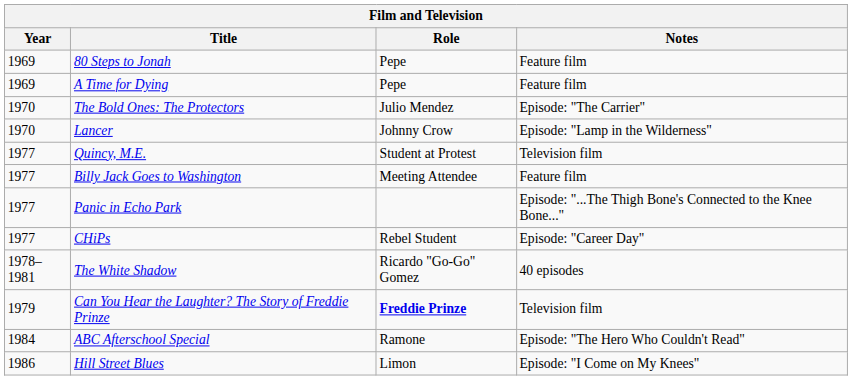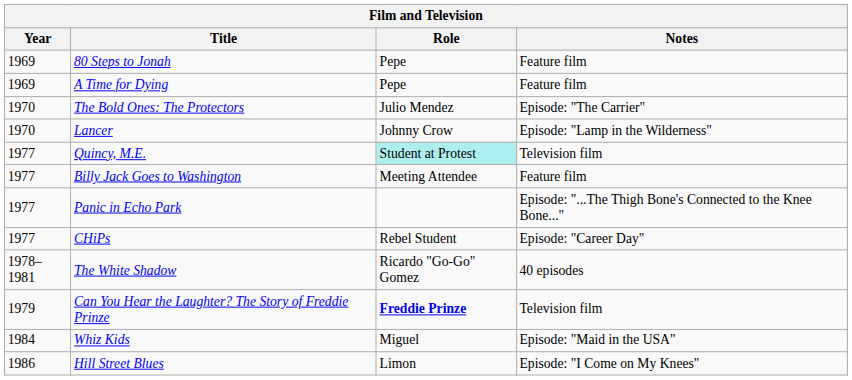(428, 153) no background -> (428, 153) paleturquoise background
+ row: (102, 340)
- row: (142, 340)
